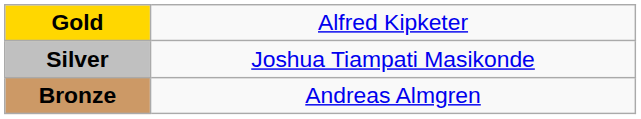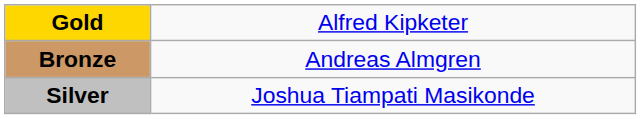rows swapped: (77, 58) <-> (77, 95)
